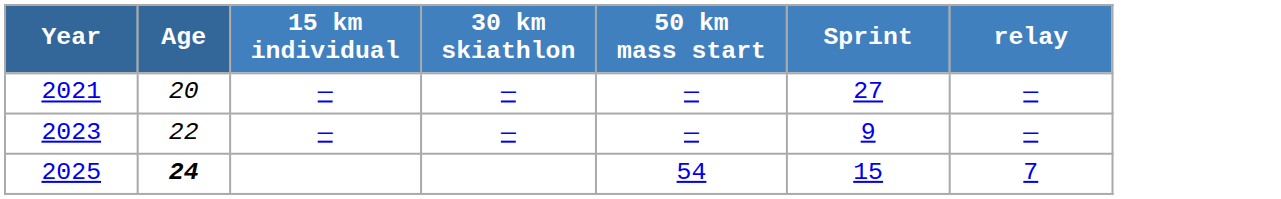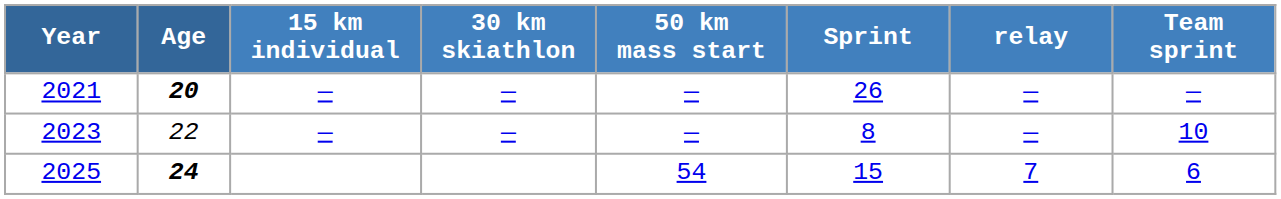+ column: (1193, 39)
(184, 94) normal -> (184, 94) bold
(868, 94) 27 -> (868, 94) 26
(868, 134) 9 -> (868, 134) 8
